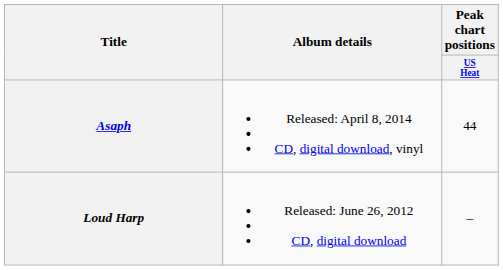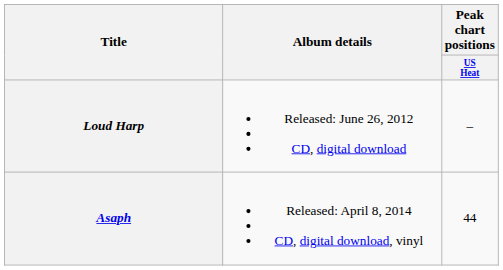rows swapped: (114, 218) <-> (114, 126)
